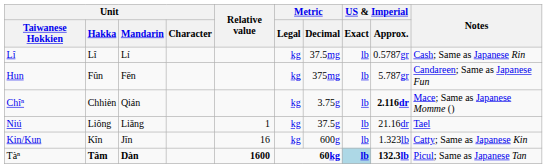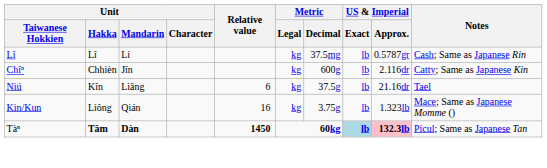- row: (15, 76)
(131, 103) Qián -> (127, 70) Jīn
(329, 103) 3.75g -> (331, 70) 600g
(393, 103) bold -> (394, 70) normal
(462, 103) Mace; Same as Japanese Momme () -> (471, 70) Catty; Same as Japanese Kin
(99, 124) Liông -> (95, 86) Kîn
(269, 124) 1 -> (269, 86) 6
(95, 140) Kîn -> (100, 107) Liông
(127, 140) Jīn -> (131, 107) Qián
(330, 140) 600g -> (329, 107) 3.75g
(470, 140) Catty; Same as Japanese Kin -> (463, 107) Mace; Same as Japanese Momme ()
(261, 155) 1600 -> (262, 129) 1450
(394, 155) no background -> (394, 129) pink background
